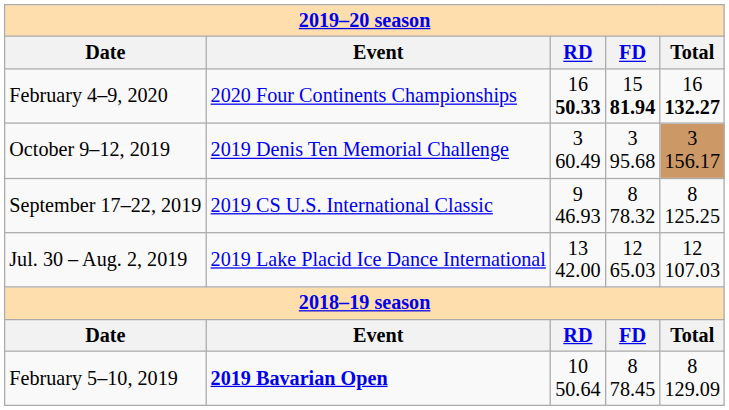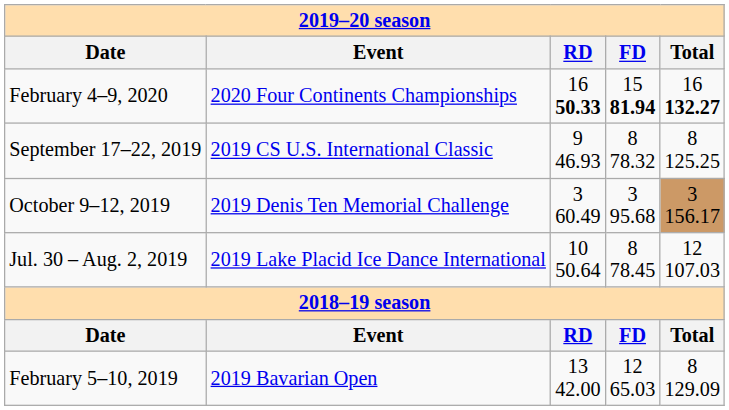rows swapped: (90, 150) <-> (105, 205)
(578, 259) 13 42.00 -> (578, 259) 10 50.64
(633, 259) 12 65.03 -> (633, 259) 8 78.45
(299, 378) bold -> (294, 378) normal
(578, 378) 10 50.64 -> (578, 378) 13 42.00
(633, 378) 8 78.45 -> (633, 378) 12 65.03
